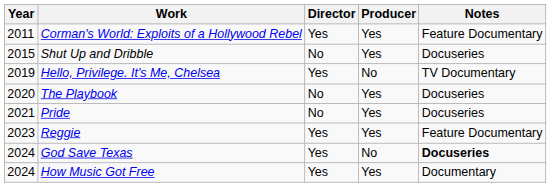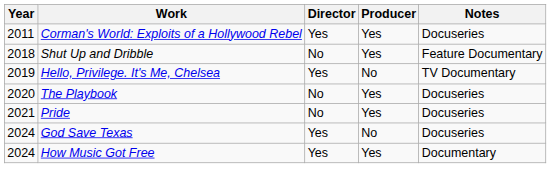(482, 34) Feature Documentary -> (453, 34) Docuseries
(21, 53) 2015 -> (21, 53) 2018
(453, 53) Docuseries -> (482, 53) Feature Documentary
- row: (61, 133)
(455, 152) bold -> (453, 133) normal
